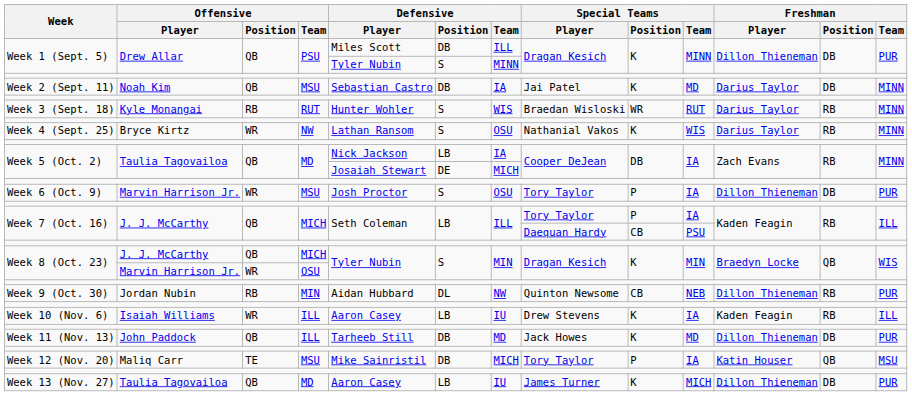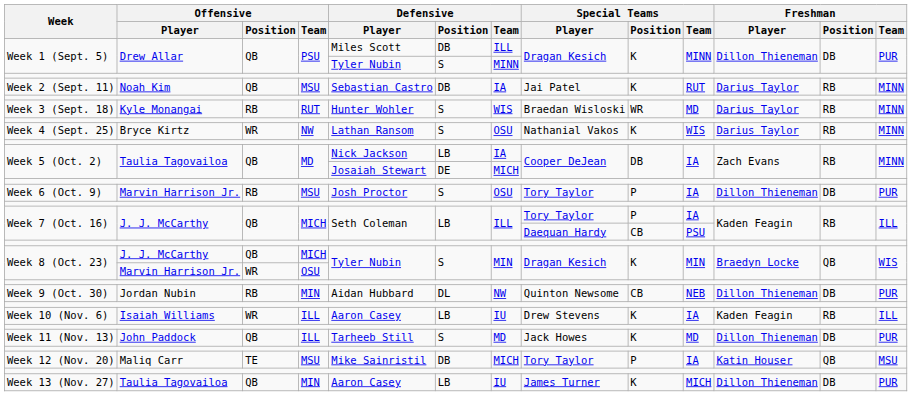(692, 87) MD -> (696, 87) RUT
(829, 87) DB -> (829, 87) RB
(696, 109) RUT -> (692, 109) MD
(252, 193) WR -> (252, 193) RB
(829, 293) RB -> (829, 293) DB
(444, 338) DB -> (441, 338) S
(307, 382) MD -> (310, 382) MIN
